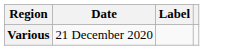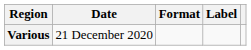+ column: (179, 14)
